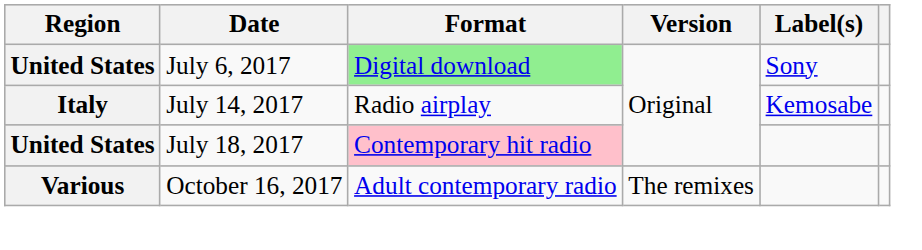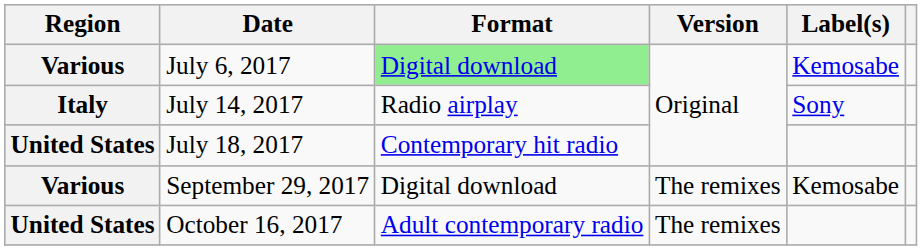(83, 64) United States -> (83, 64) Various
(792, 64) Sony -> (846, 64) Kemosabe
(819, 104) Kemosabe -> (818, 104) Sony
(473, 144) pink background -> (499, 144) no background
+ row: (268, 184)
(83, 184) Various -> (83, 225) United States
